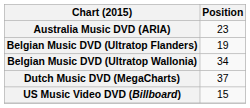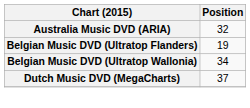(223, 29) 23 -> (223, 29) 32
- row: (102, 95)
